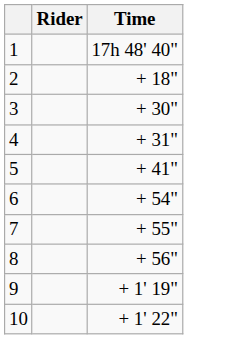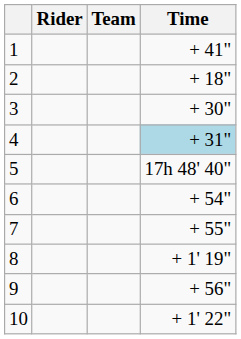+ column: (114, 19)
(135, 49) 17h 48' 40" -> (210, 49) + 41"
(157, 139) no background -> (210, 139) lightblue background
(157, 169) + 41" -> (188, 169) 17h 48' 40"
(157, 259) + 56" -> (201, 259) + 1' 19"
(148, 288) + 1' 19" -> (210, 288) + 56"
